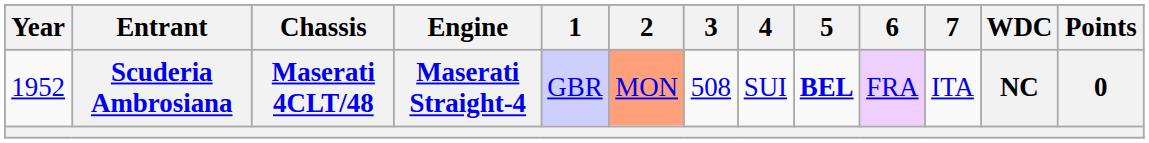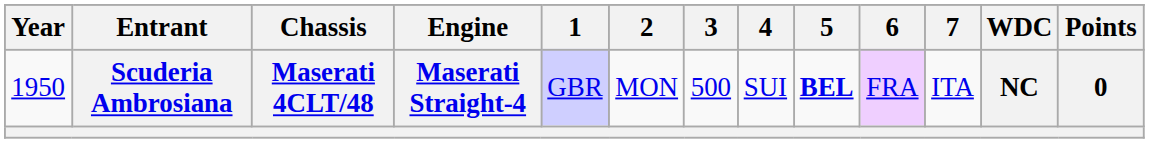(38, 87) 1952 -> (38, 87) 1950
(647, 87) lightsalmon background -> (647, 87) no background
(711, 87) 508 -> (711, 87) 500
